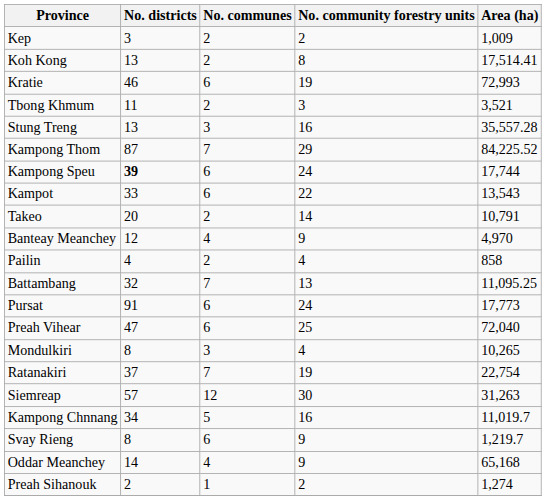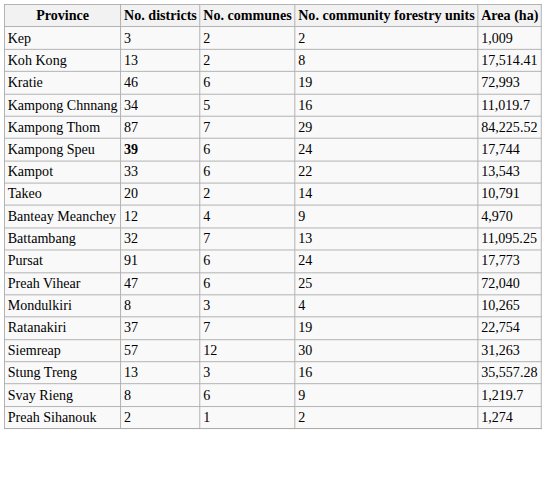- row: (51, 104)
rows swapped: (63, 417) <-> (42, 127)
- row: (24, 261)
- row: (56, 462)
